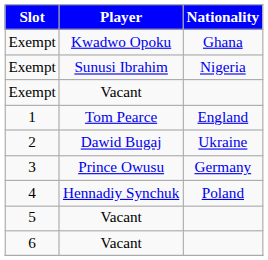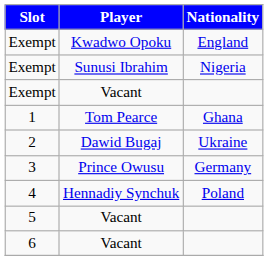(223, 41) Ghana -> (223, 41) England
(223, 117) England -> (223, 117) Ghana
